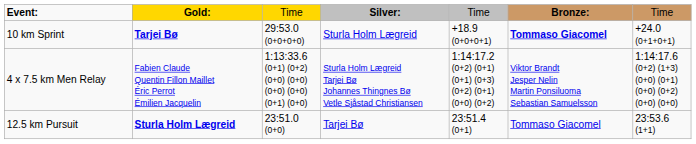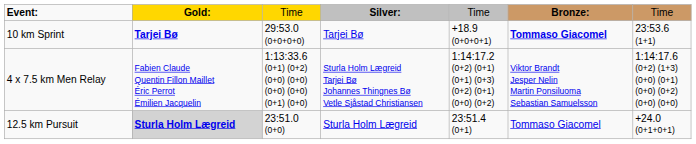(370, 34) Sturla Holm Lægreid -> (343, 34) Tarjei Bø
(655, 34) +24.0 (0+1+0+1) -> (652, 34) 23:53.6 (1+1)
(185, 124) no background -> (185, 124) lightgrey background
(343, 124) Tarjei Bø -> (370, 124) Sturla Holm Lægreid
(652, 124) 23:53.6 (1+1) -> (655, 124) +24.0 (0+1+0+1)
